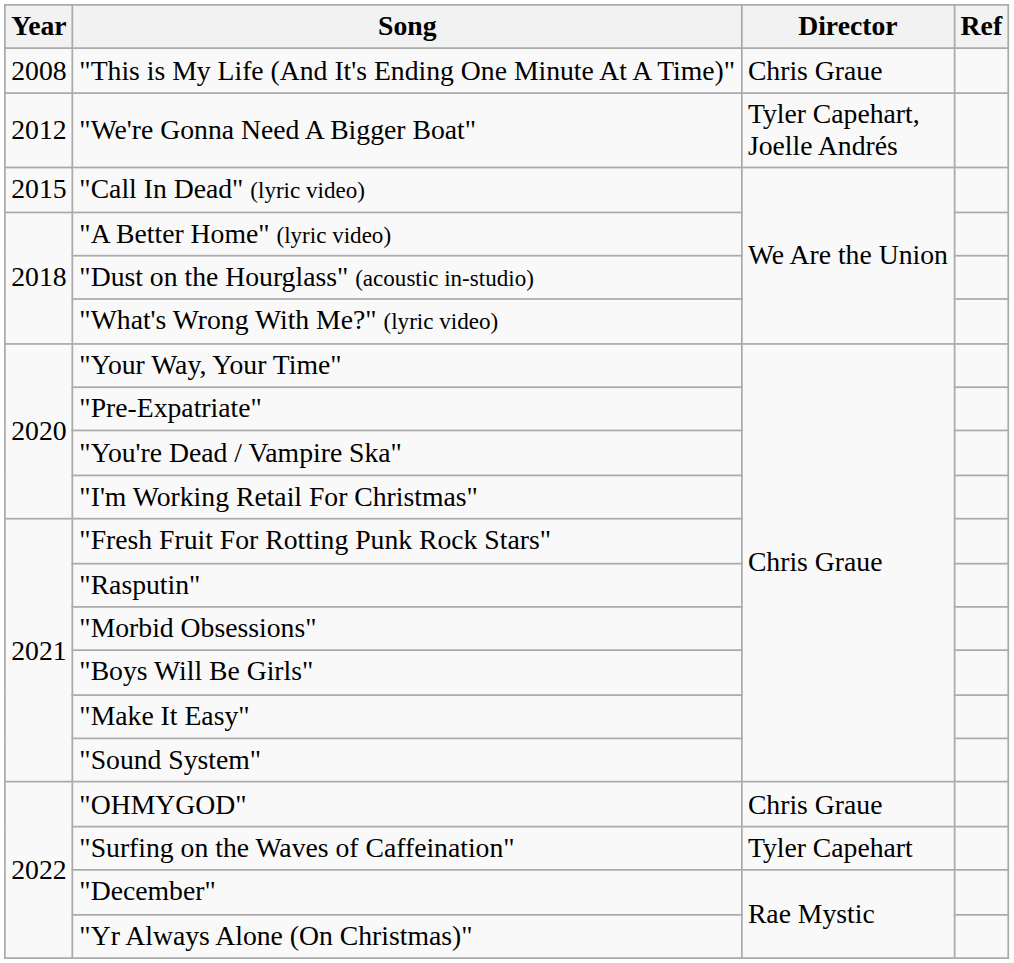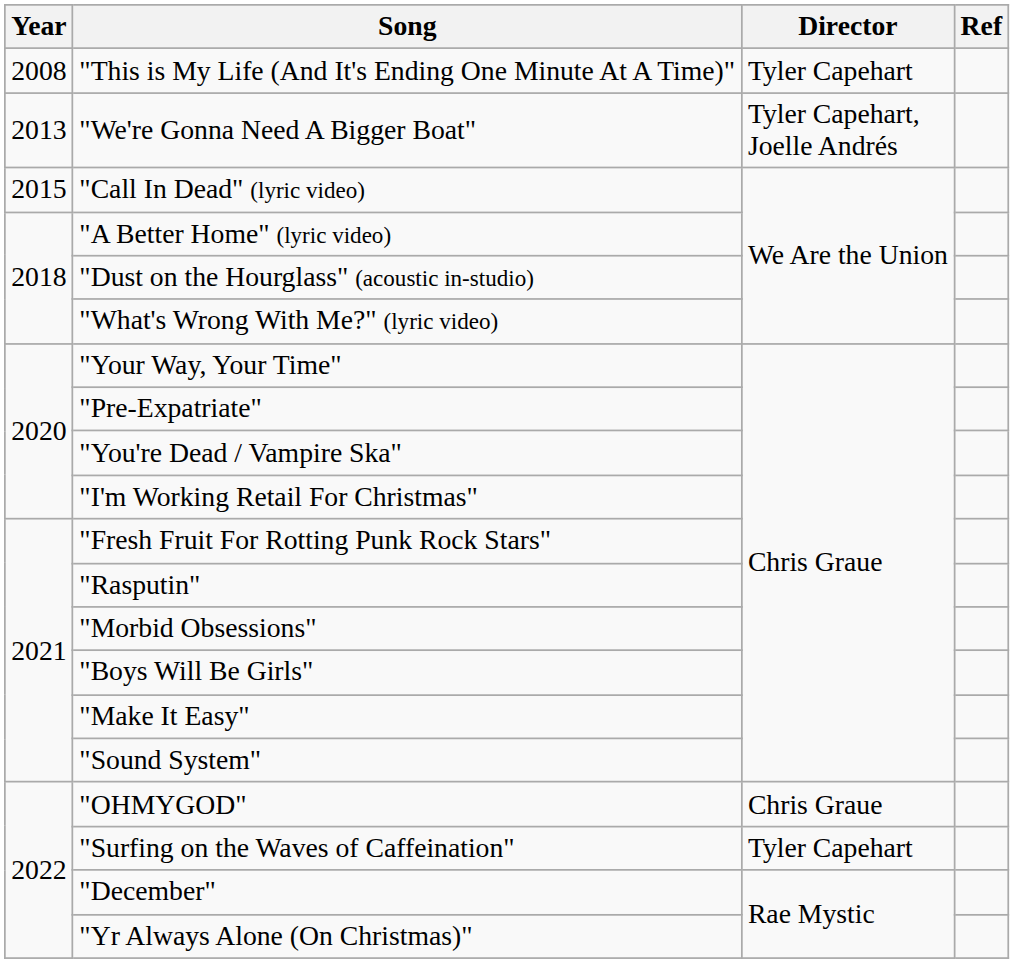(815, 70) Chris Graue -> (830, 70) Tyler Capehart
(39, 129) 2012 -> (39, 129) 2013
